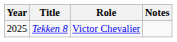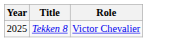- column: (157, 12)
